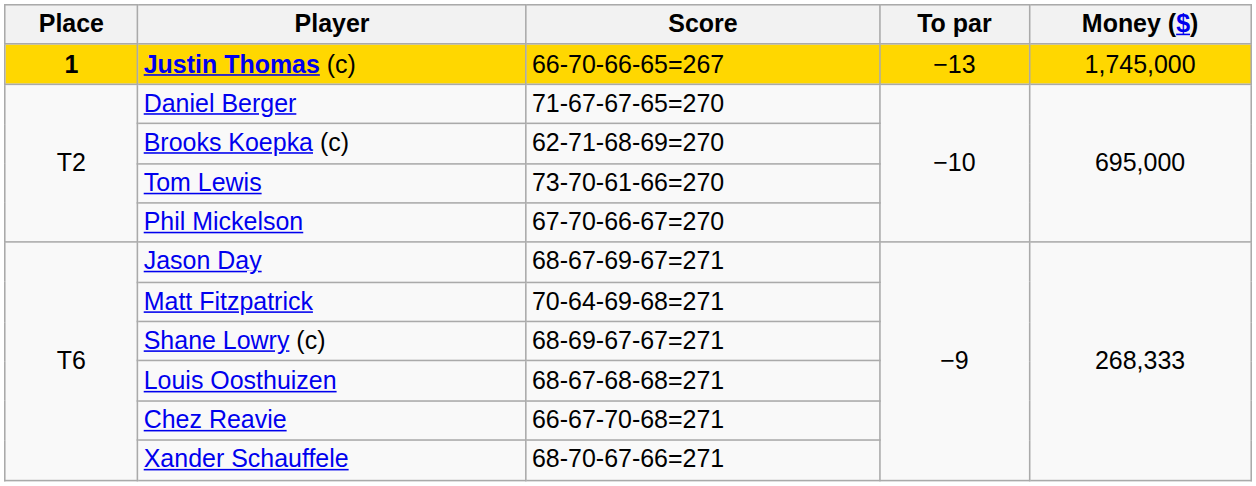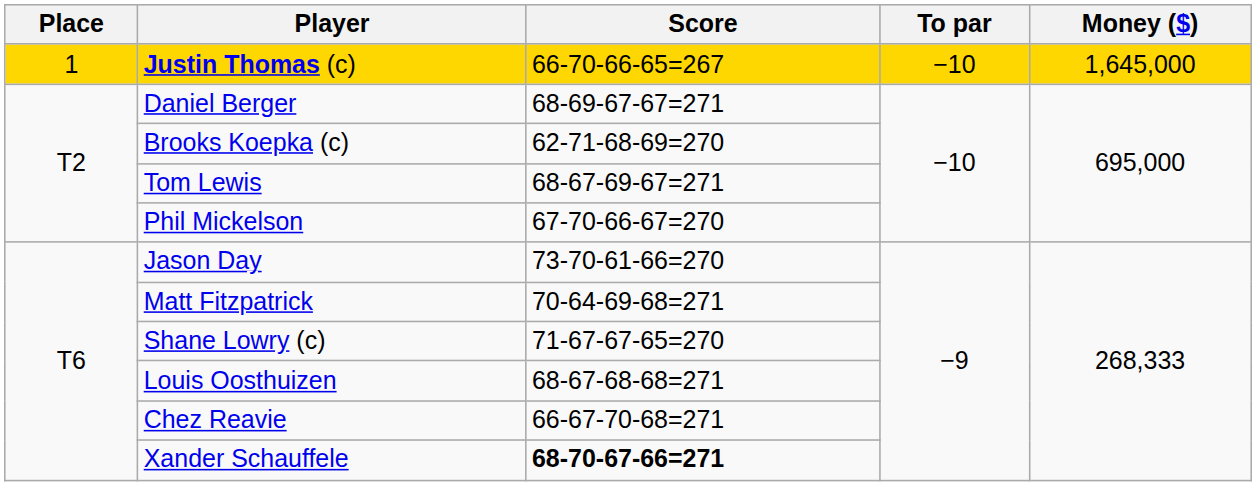(71, 63) bold -> (71, 63) normal
(954, 63) −13 -> (954, 63) −10
(1140, 63) 1,745,000 -> (1140, 63) 1,645,000
(628, 103) 71-67-67-65=270 -> (628, 103) 68-69-67-67=271
(628, 182) 73-70-61-66=270 -> (628, 182) 68-67-69-67=271
(628, 261) 68-67-69-67=271 -> (628, 261) 73-70-61-66=270
(628, 340) 68-69-67-67=271 -> (628, 340) 71-67-67-65=270
(628, 459) normal -> (628, 459) bold
